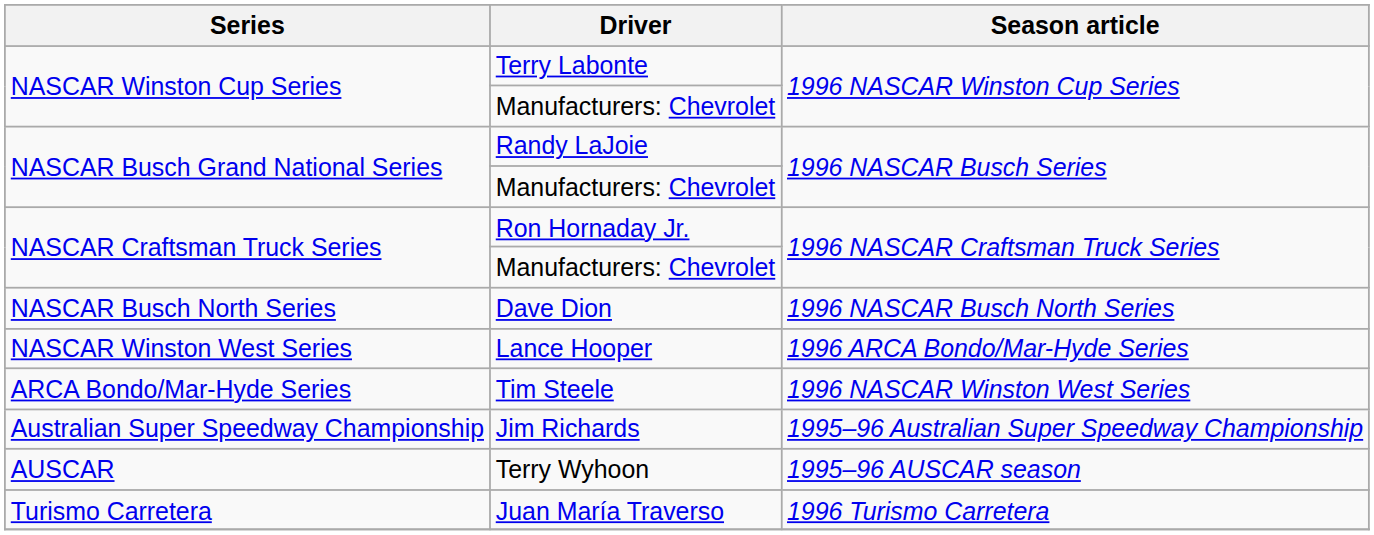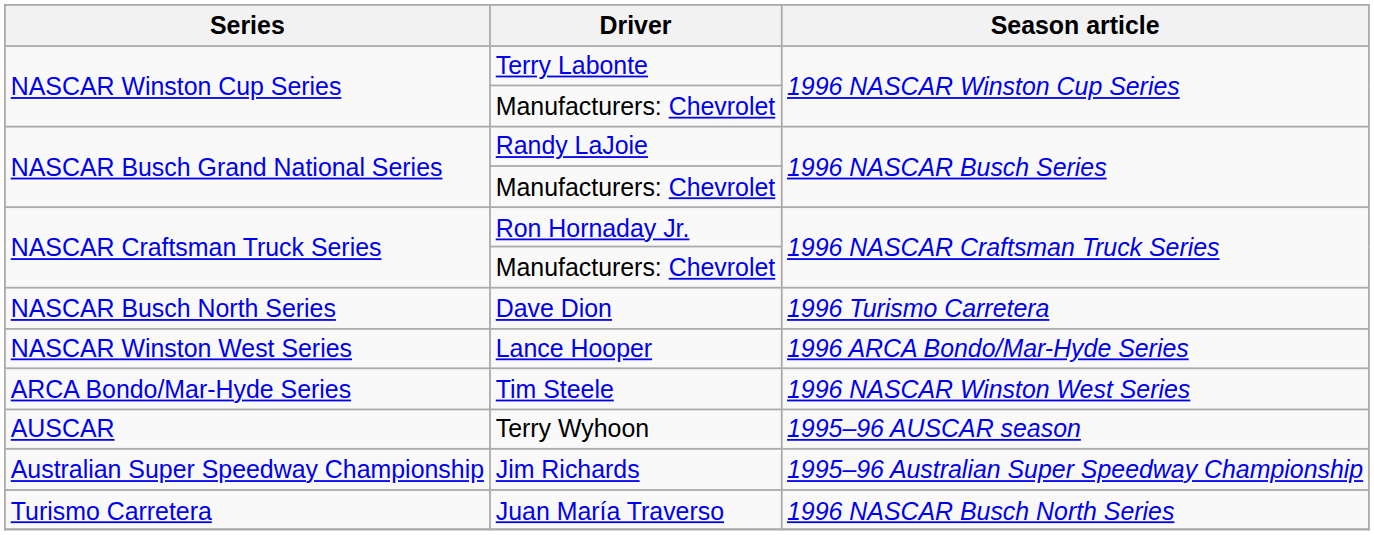(981, 308) 1996 NASCAR Busch North Series -> (918, 308) 1996 Turismo Carretera
rows swapped: (63, 469) <-> (247, 429)
(918, 510) 1996 Turismo Carretera -> (981, 510) 1996 NASCAR Busch North Series
